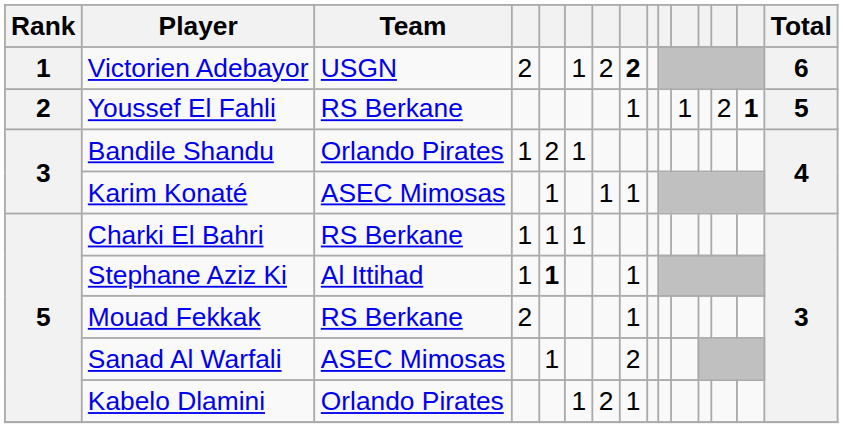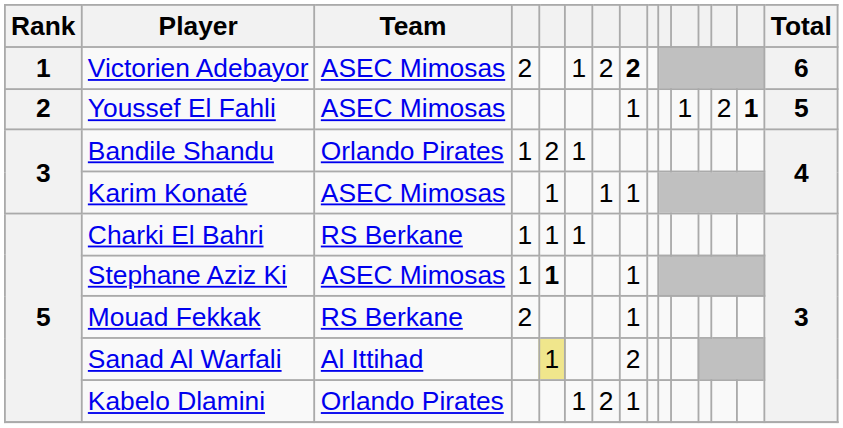(359, 68) USGN -> (413, 68) ASEC Mimosas
(392, 109) RS Berkane -> (413, 109) ASEC Mimosas
(372, 276) Al Ittihad -> (413, 276) ASEC Mimosas
(413, 359) ASEC Mimosas -> (372, 359) Al Ittihad
(552, 359) no background -> (552, 359) khaki background
